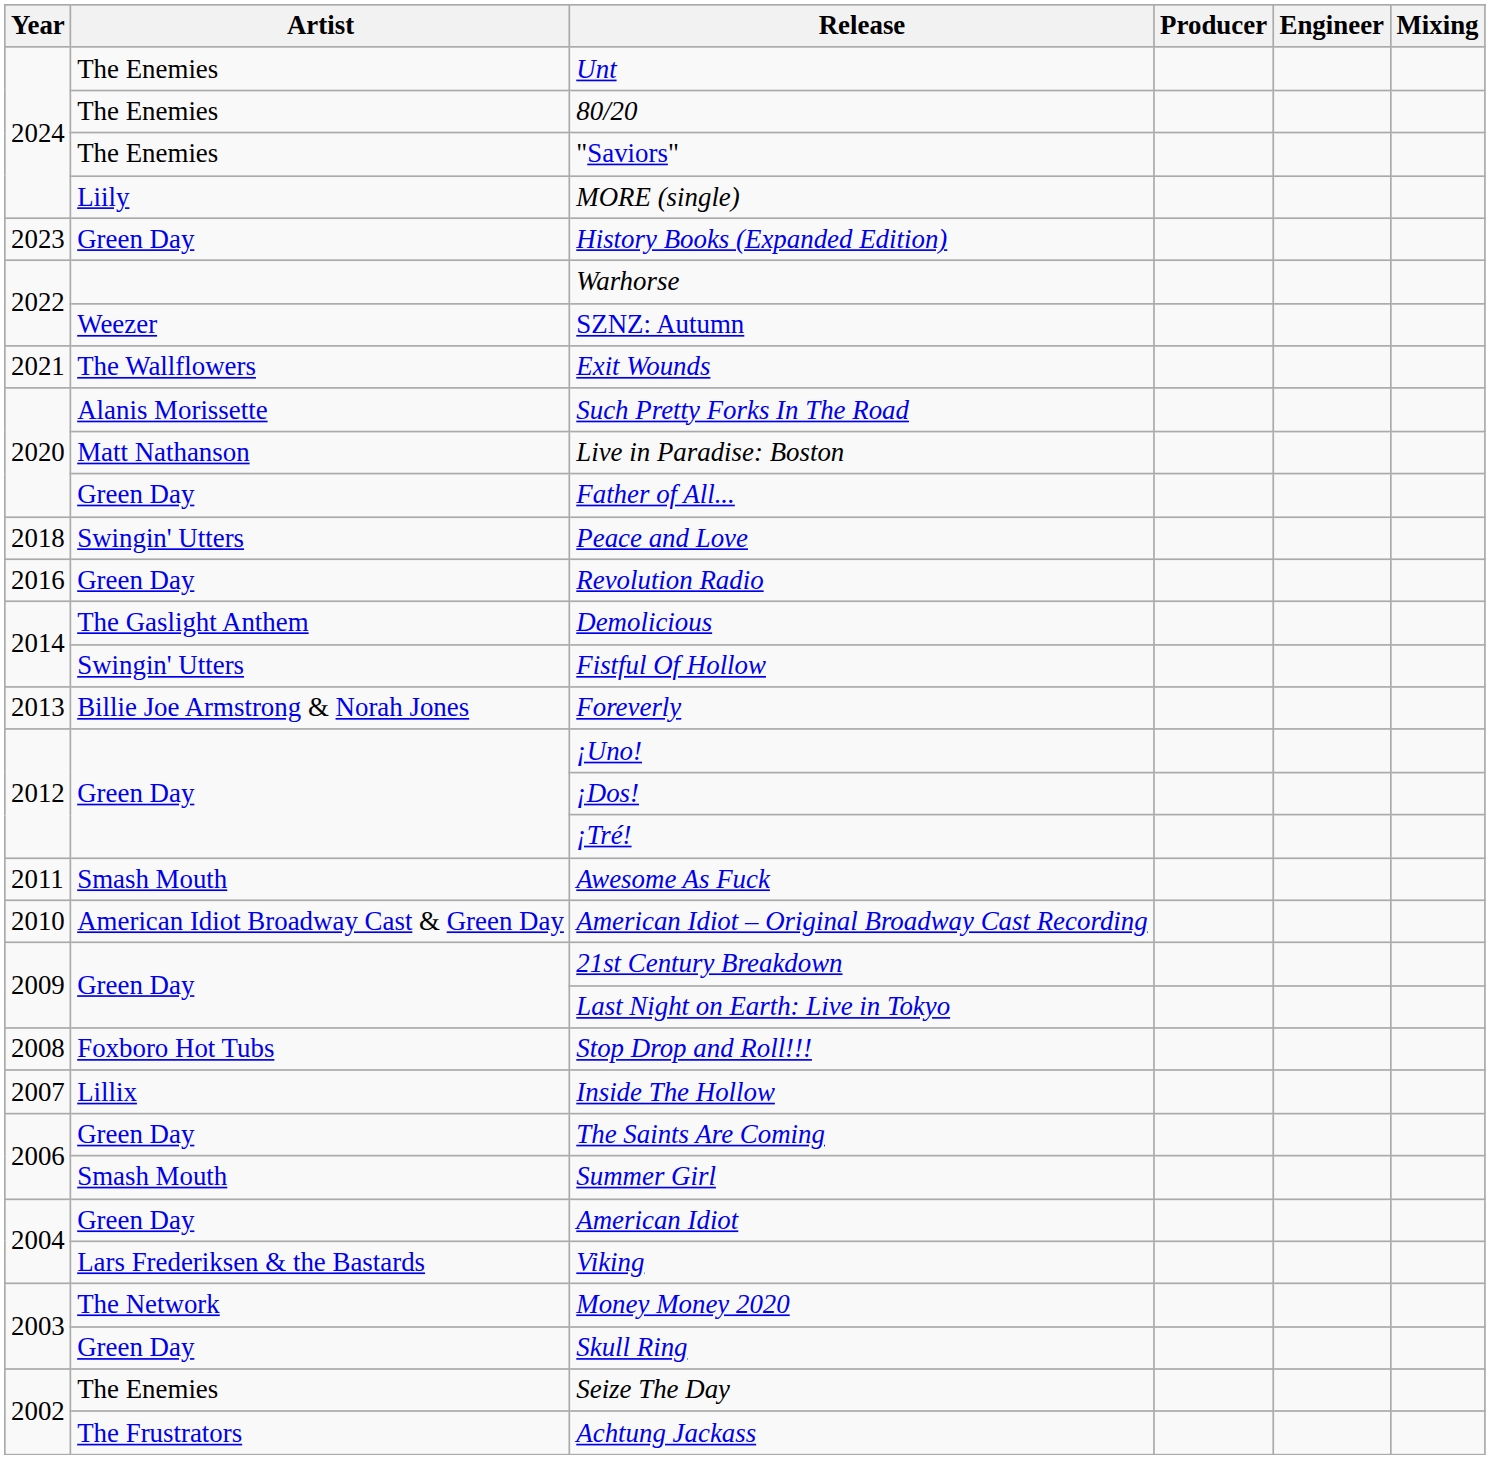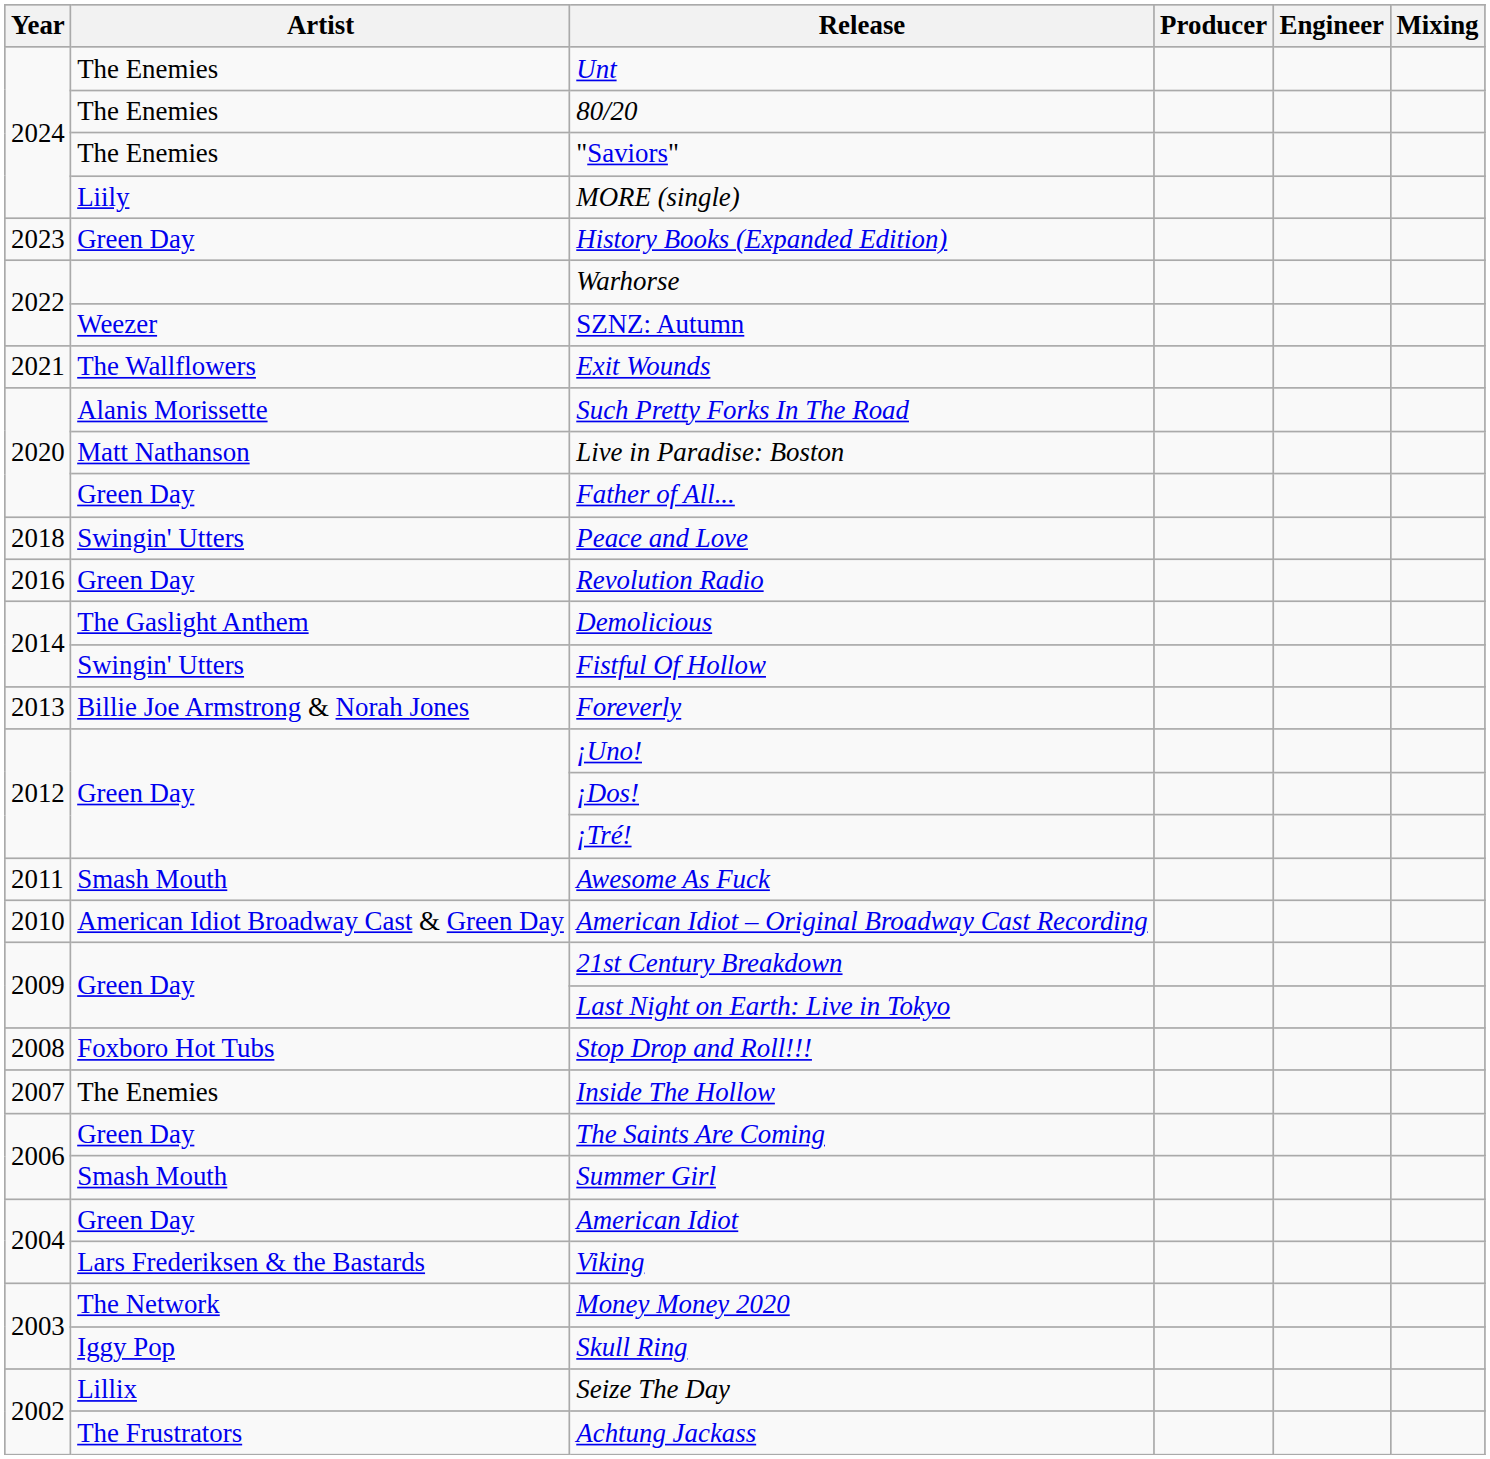(107, 1091) Lillix -> (148, 1091) The Enemies
(136, 1347) Green Day -> (126, 1347) Iggy Pop
(148, 1389) The Enemies -> (107, 1389) Lillix
